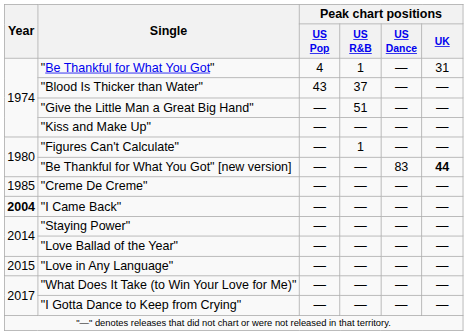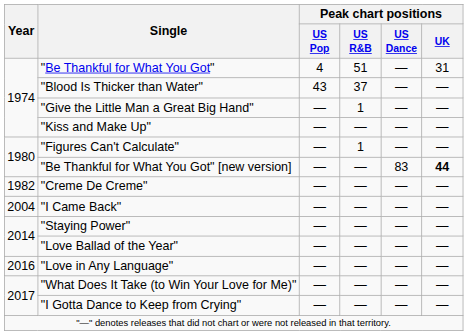(361, 68) 1 -> (361, 68) 51
(361, 107) 51 -> (361, 107) 1
(21, 186) 1985 -> (21, 186) 1982
(21, 206) bold -> (21, 206) normal
(21, 265) 2015 -> (21, 265) 2016
